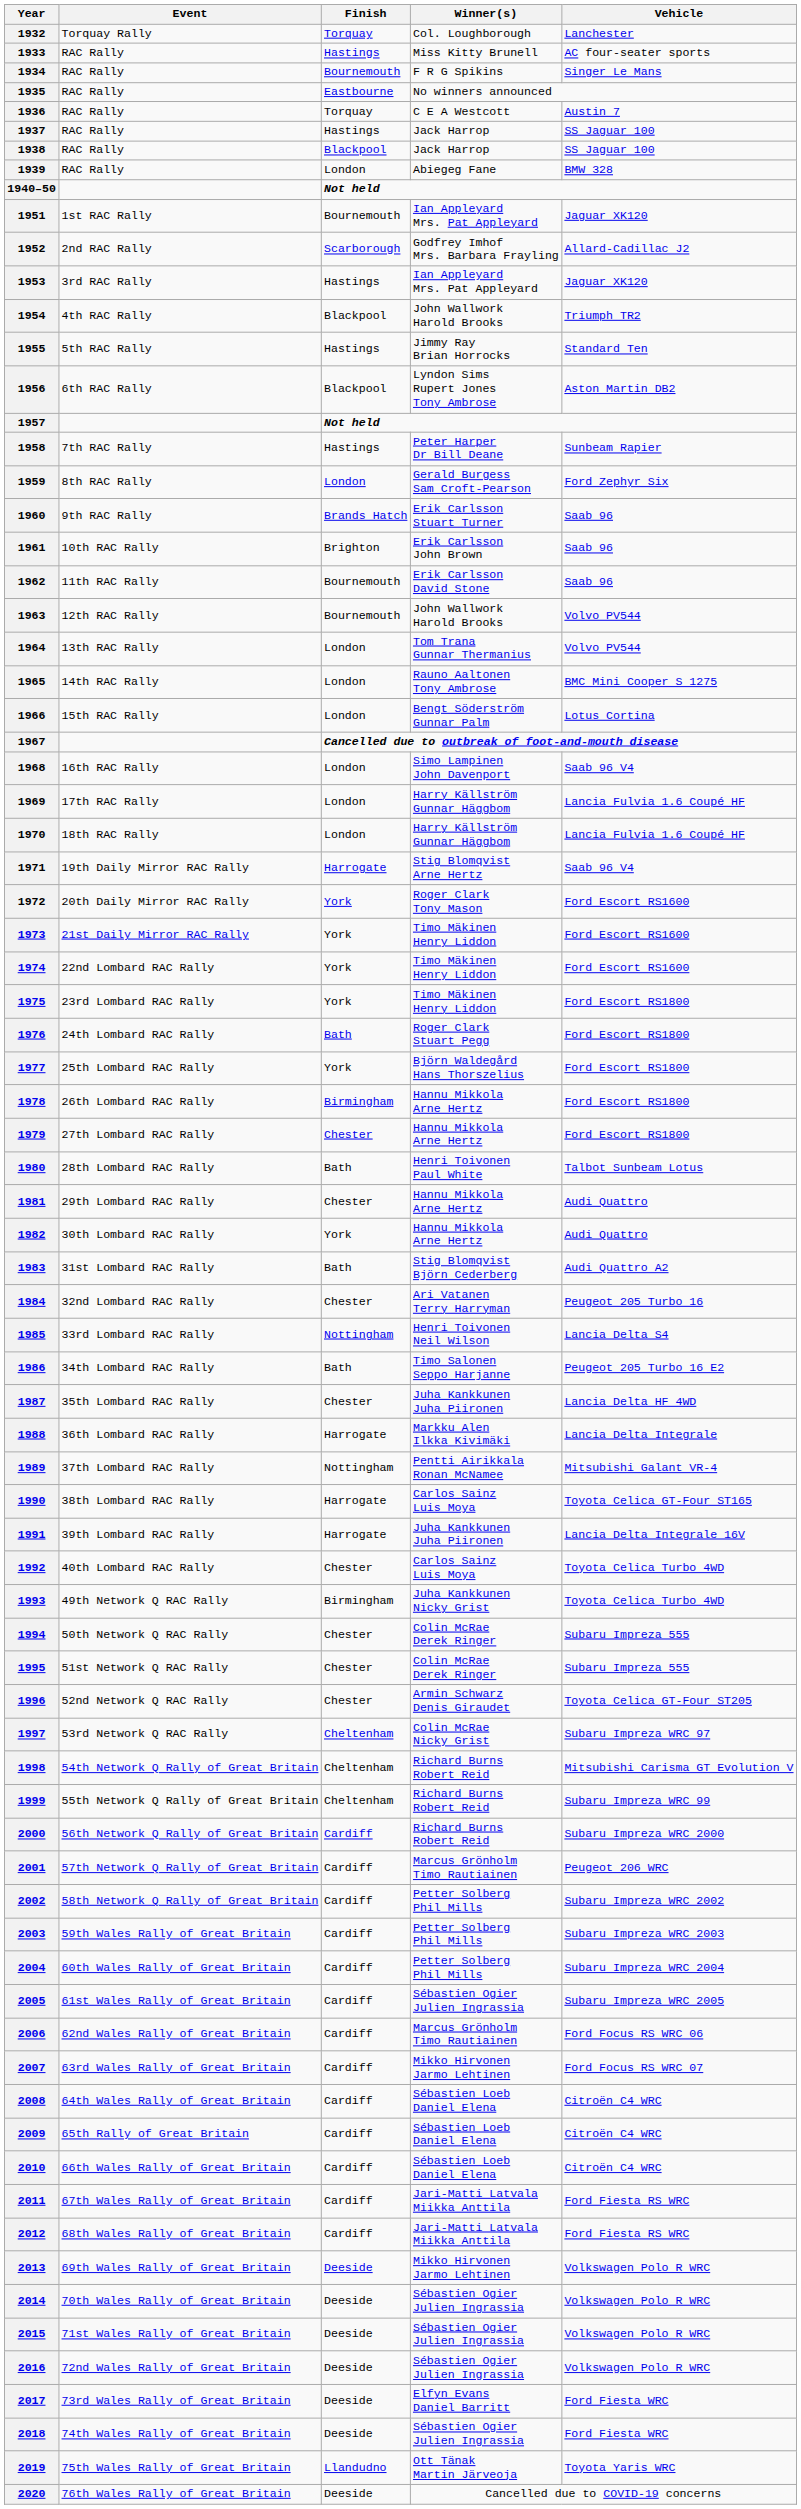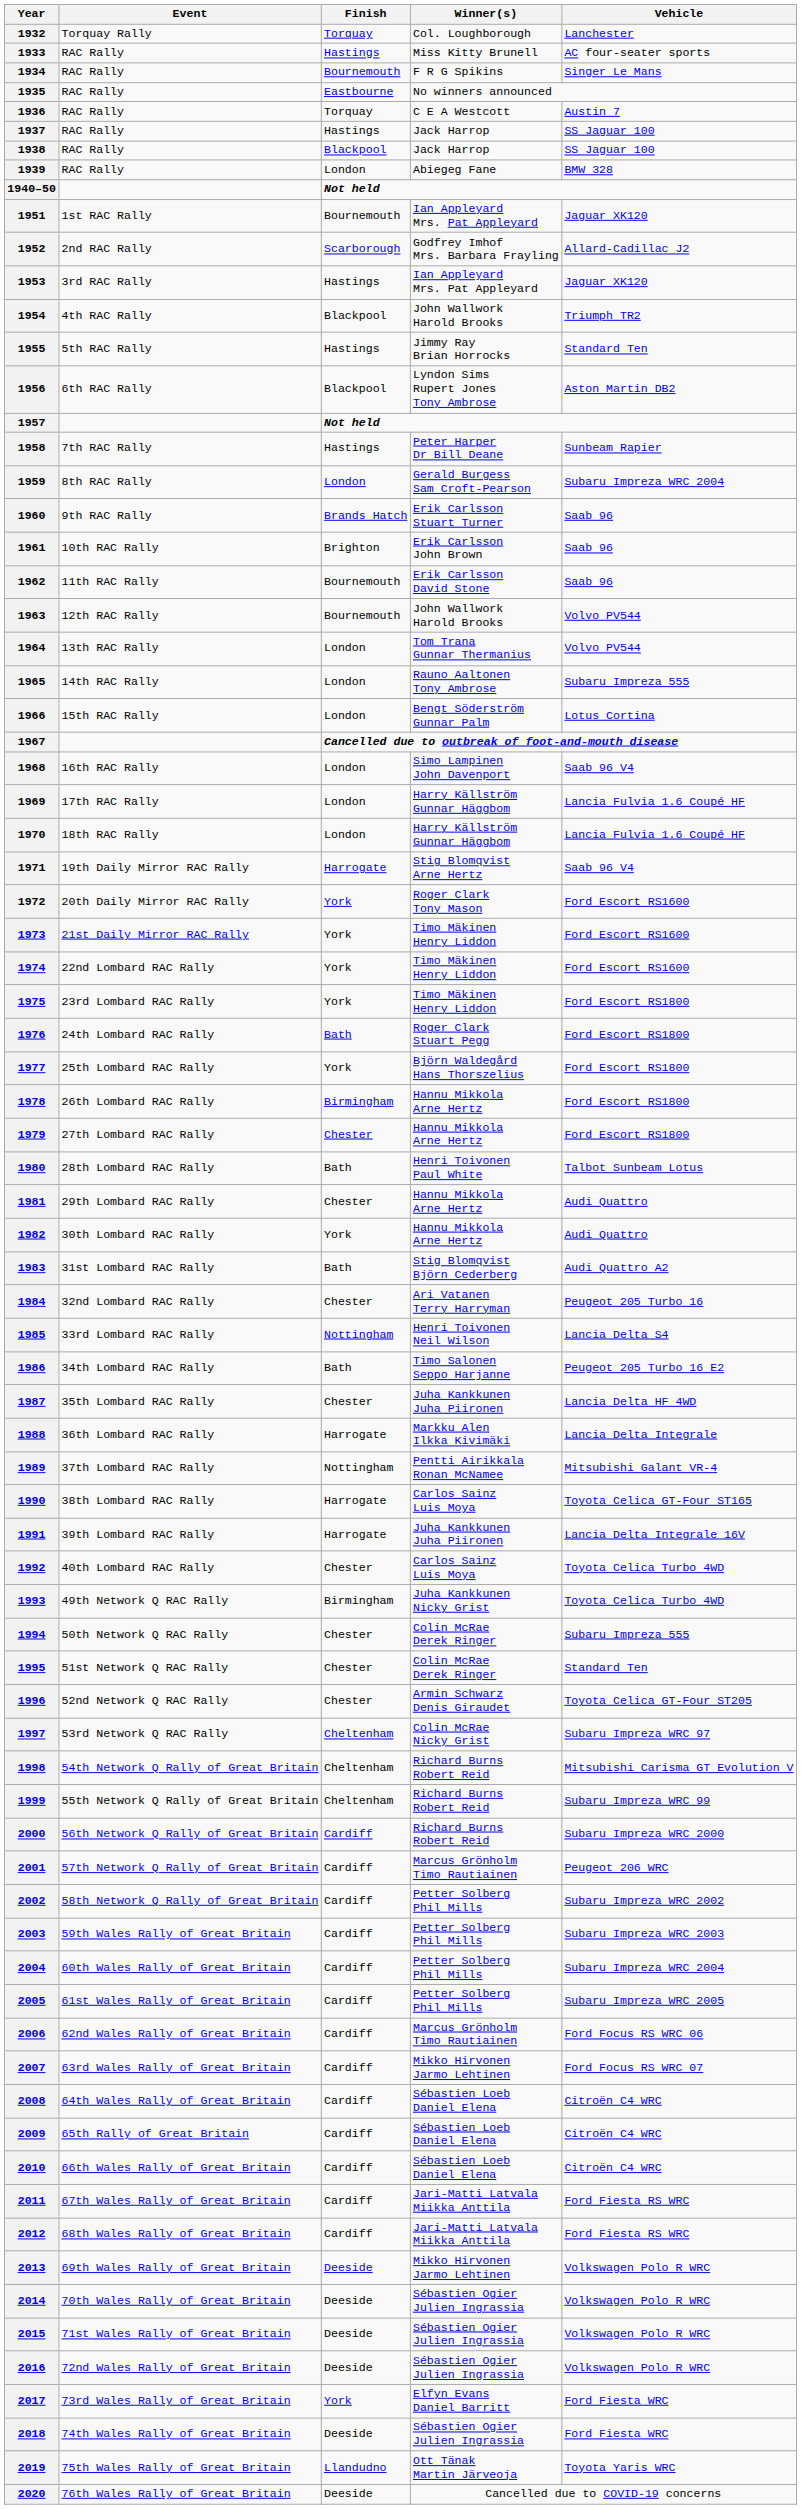(616, 482) Ford Zephyr Six -> (644, 482) Subaru Impreza WRC 2004
(641, 682) BMC Mini Cooper S 1275 -> (627, 682) Subaru Impreza 555
(627, 1668) Subaru Impreza 555 -> (606, 1668) Standard Ten
(469, 2001) Sébastien Ogier Julien Ingrassia -> (462, 2001) Petter Solberg Phil Mills
(348, 2401) Deeside -> (338, 2401) York
